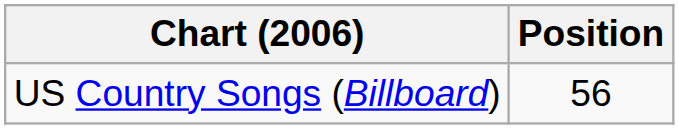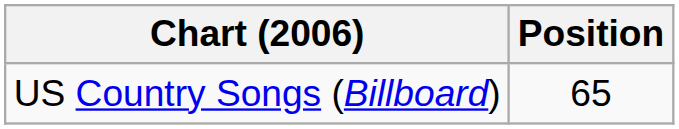(591, 92) 56 -> (591, 92) 65
